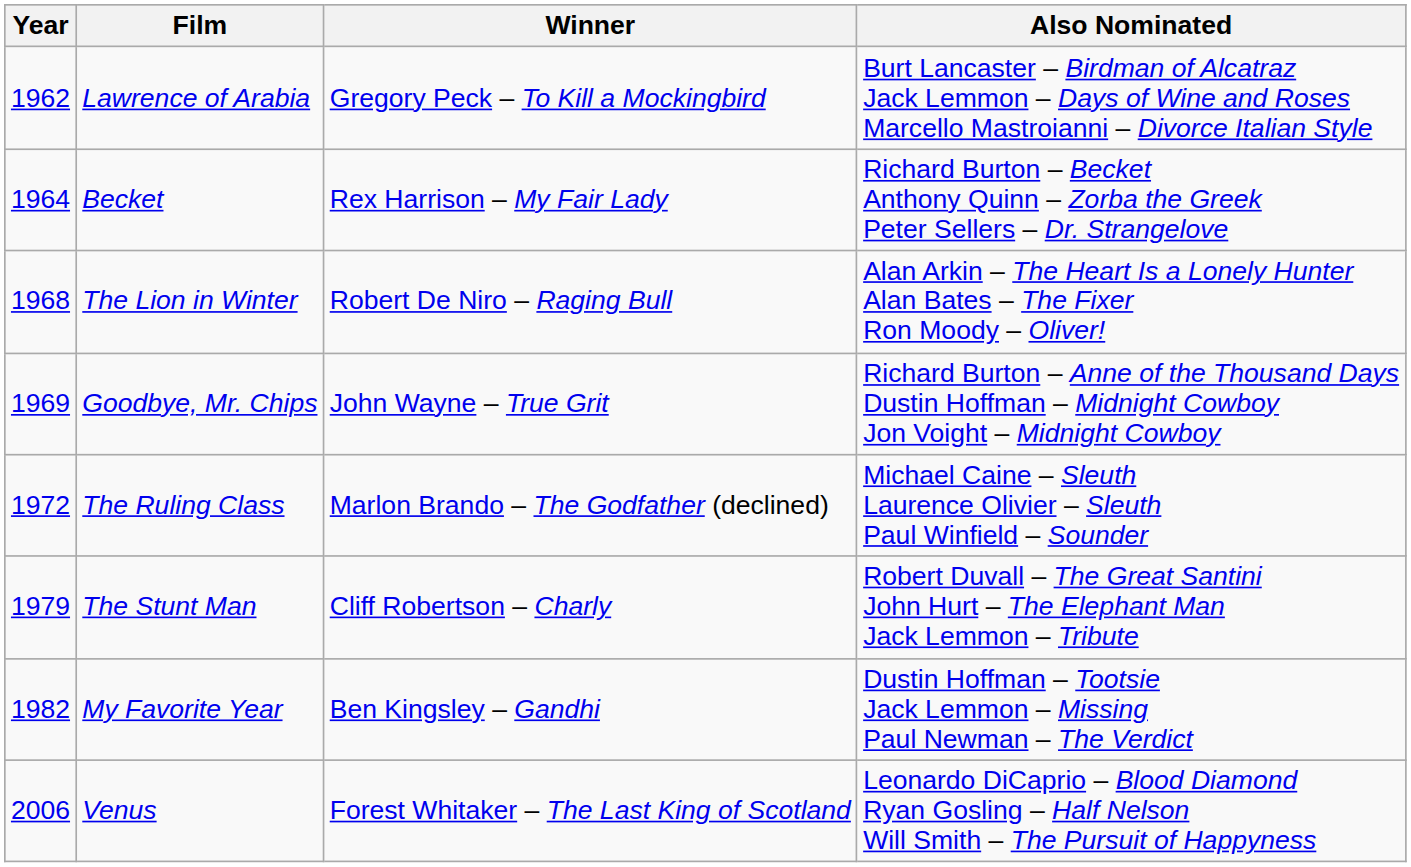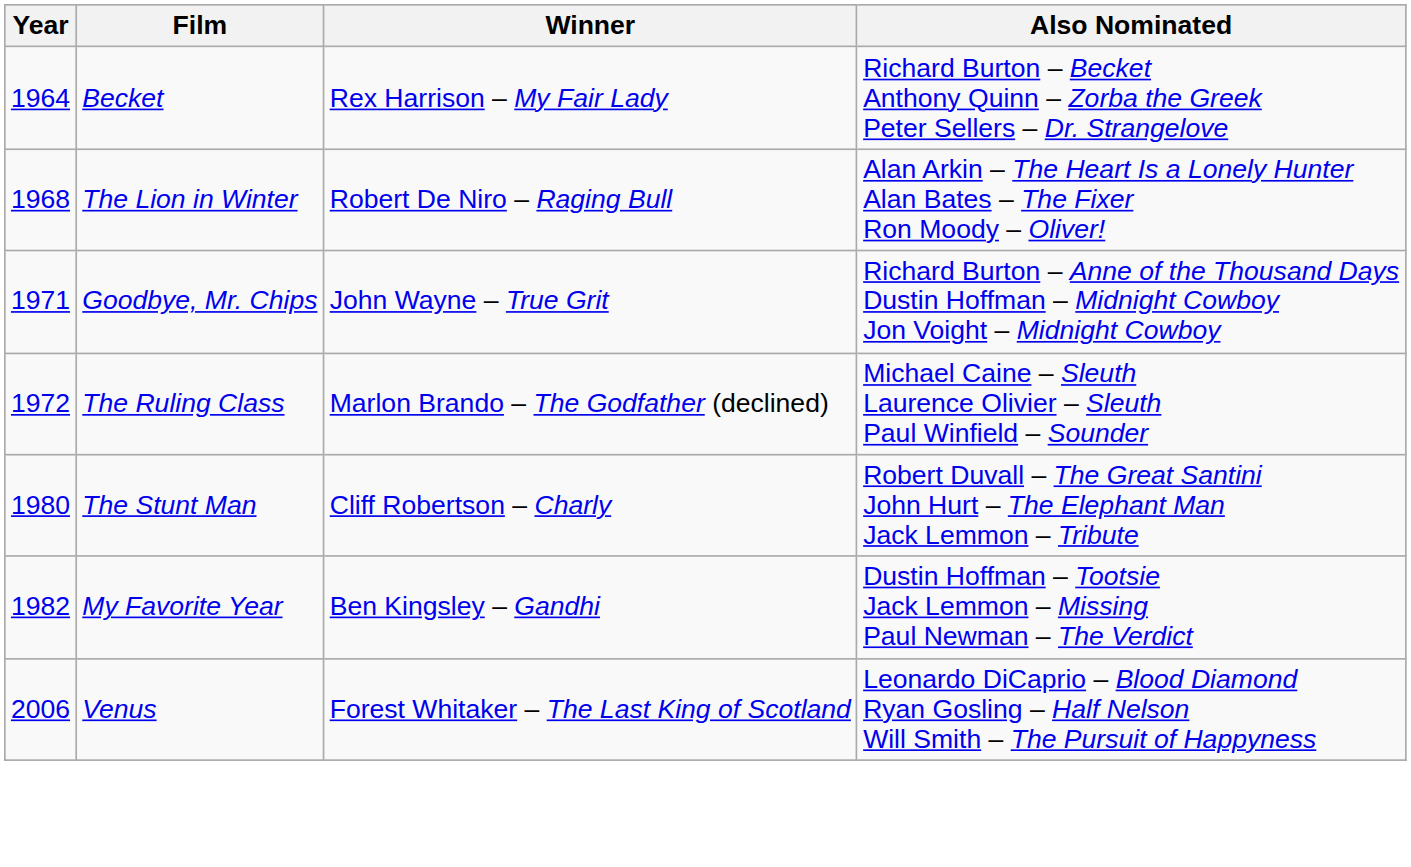- row: (196, 97)
(40, 403) 1969 -> (40, 301) 1971
(40, 606) 1979 -> (40, 505) 1980
